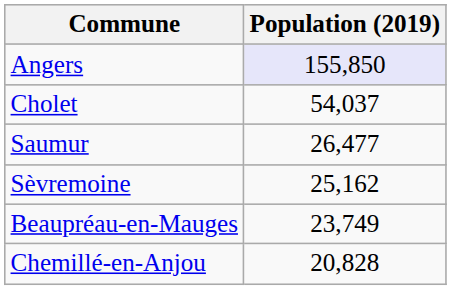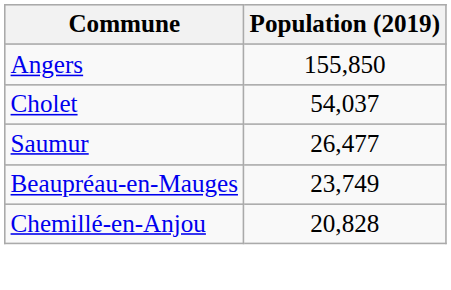(345, 64) lavender background -> (345, 64) no background
- row: (71, 183)
